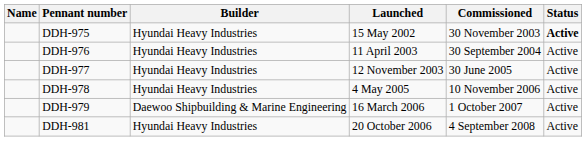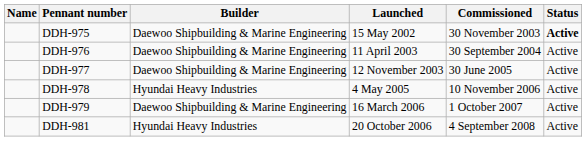(195, 32) Hyundai Heavy Industries -> (240, 32) Daewoo Shipbuilding & Marine Engineering
(195, 51) Hyundai Heavy Industries -> (240, 51) Daewoo Shipbuilding & Marine Engineering
(195, 70) Hyundai Heavy Industries -> (240, 70) Daewoo Shipbuilding & Marine Engineering
